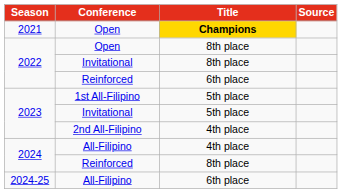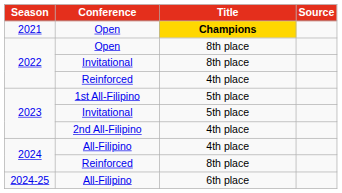(228, 79) 6th place -> (228, 79) 4th place
